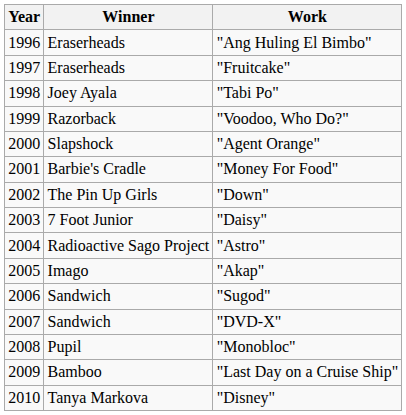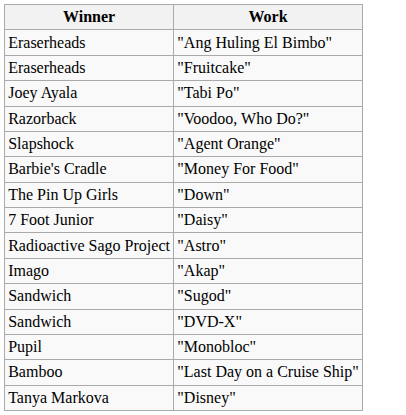- column: (24, 17)
